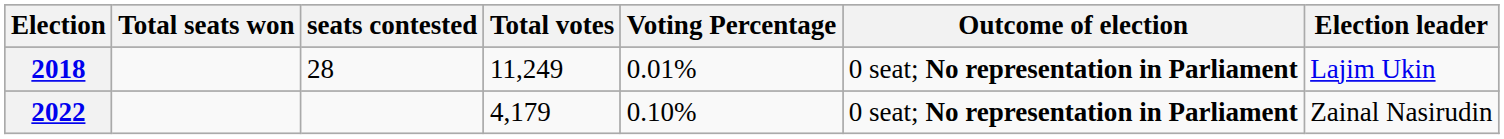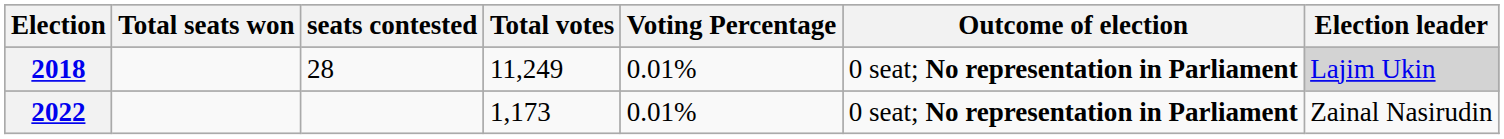(1373, 68) no background -> (1373, 68) lightgrey background
(520, 111) 4,179 -> (520, 111) 1,173
(662, 111) 0.10% -> (662, 111) 0.01%
